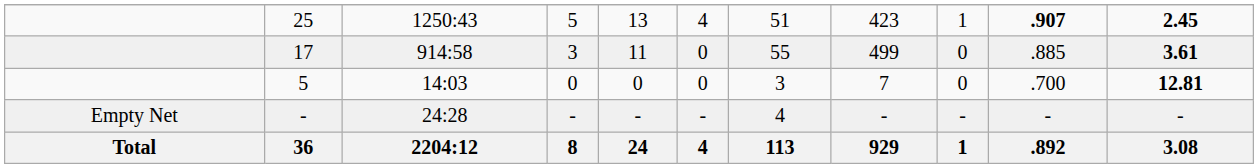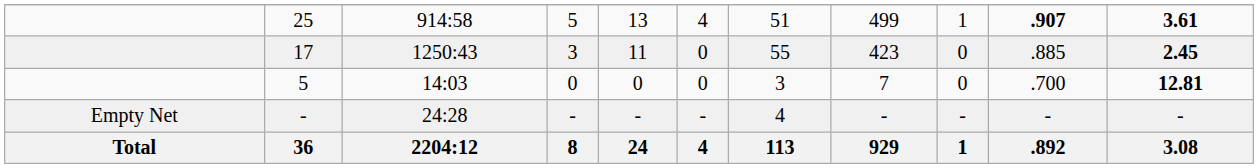(445, 20) 1250:43 -> (445, 20) 914:58
(884, 20) 423 -> (884, 20) 499
(1180, 20) 2.45 -> (1180, 20) 3.61
(445, 52) 914:58 -> (445, 52) 1250:43
(884, 52) 499 -> (884, 52) 423
(1180, 52) 3.61 -> (1180, 52) 2.45
